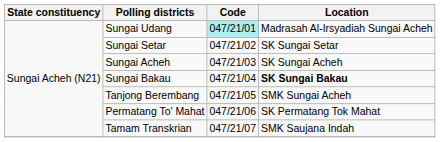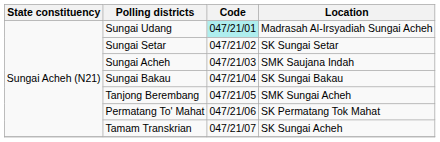(302, 62) SK Sungai Acheh -> (308, 62) SMK Saujana Indah
(304, 78) bold -> (302, 78) normal
(308, 128) SMK Saujana Indah -> (302, 128) SK Sungai Acheh
